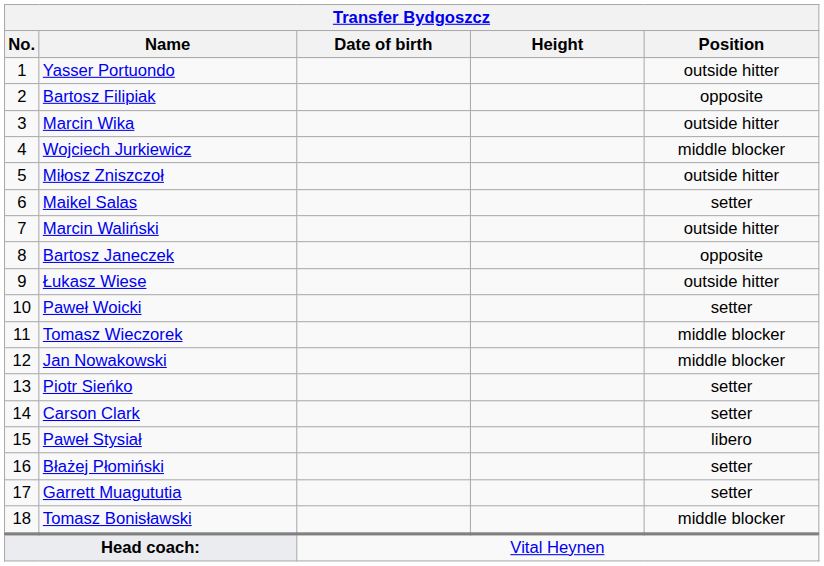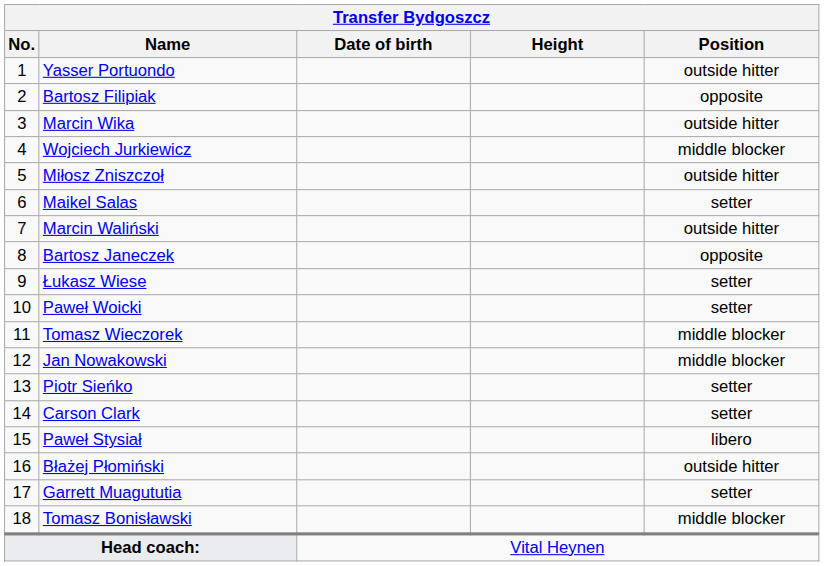(731, 281) outside hitter -> (731, 281) setter
(731, 466) setter -> (731, 466) outside hitter
